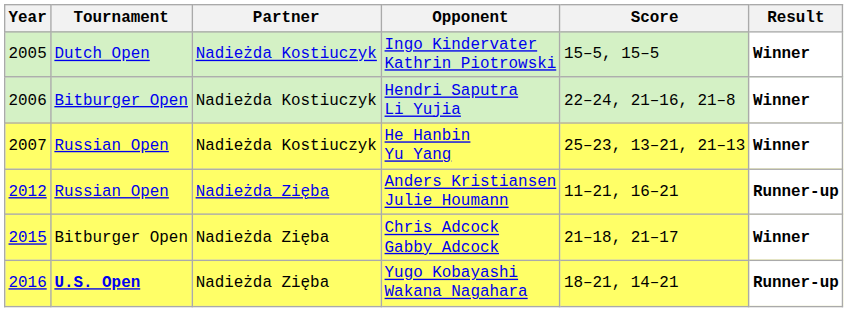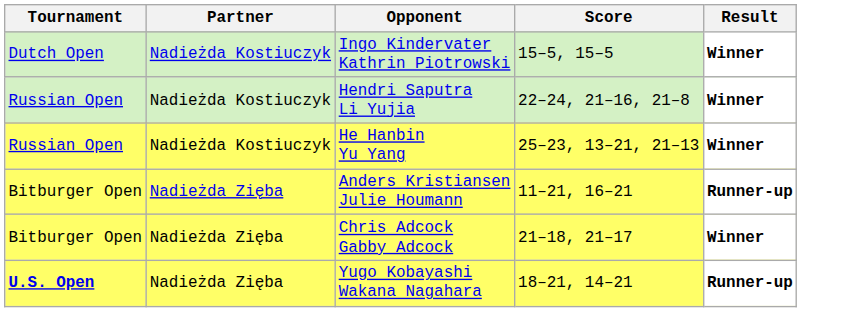- column: (28, 18)
(121, 100) Bitburger Open -> (66, 100) Russian Open
(112, 191) Russian Open -> (75, 191) Bitburger Open
